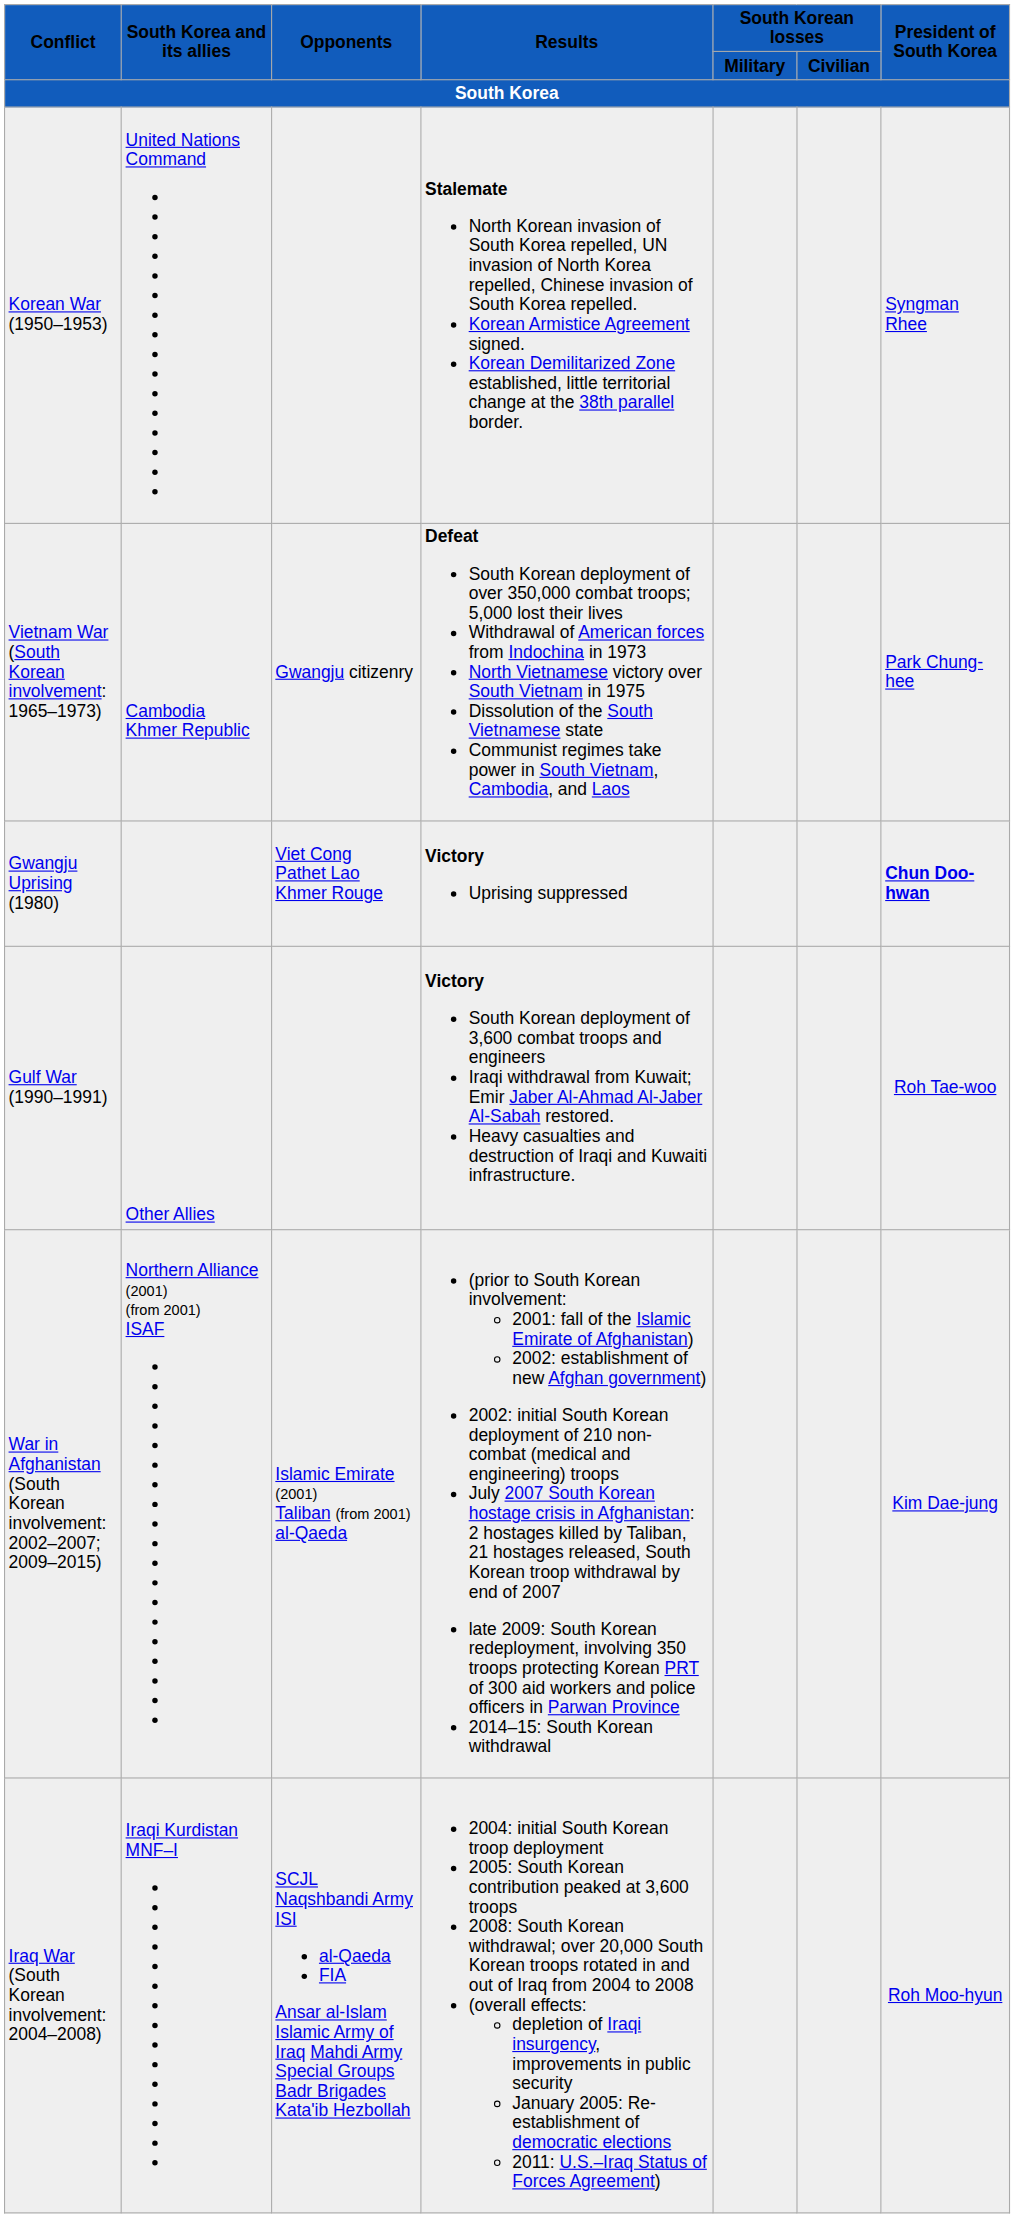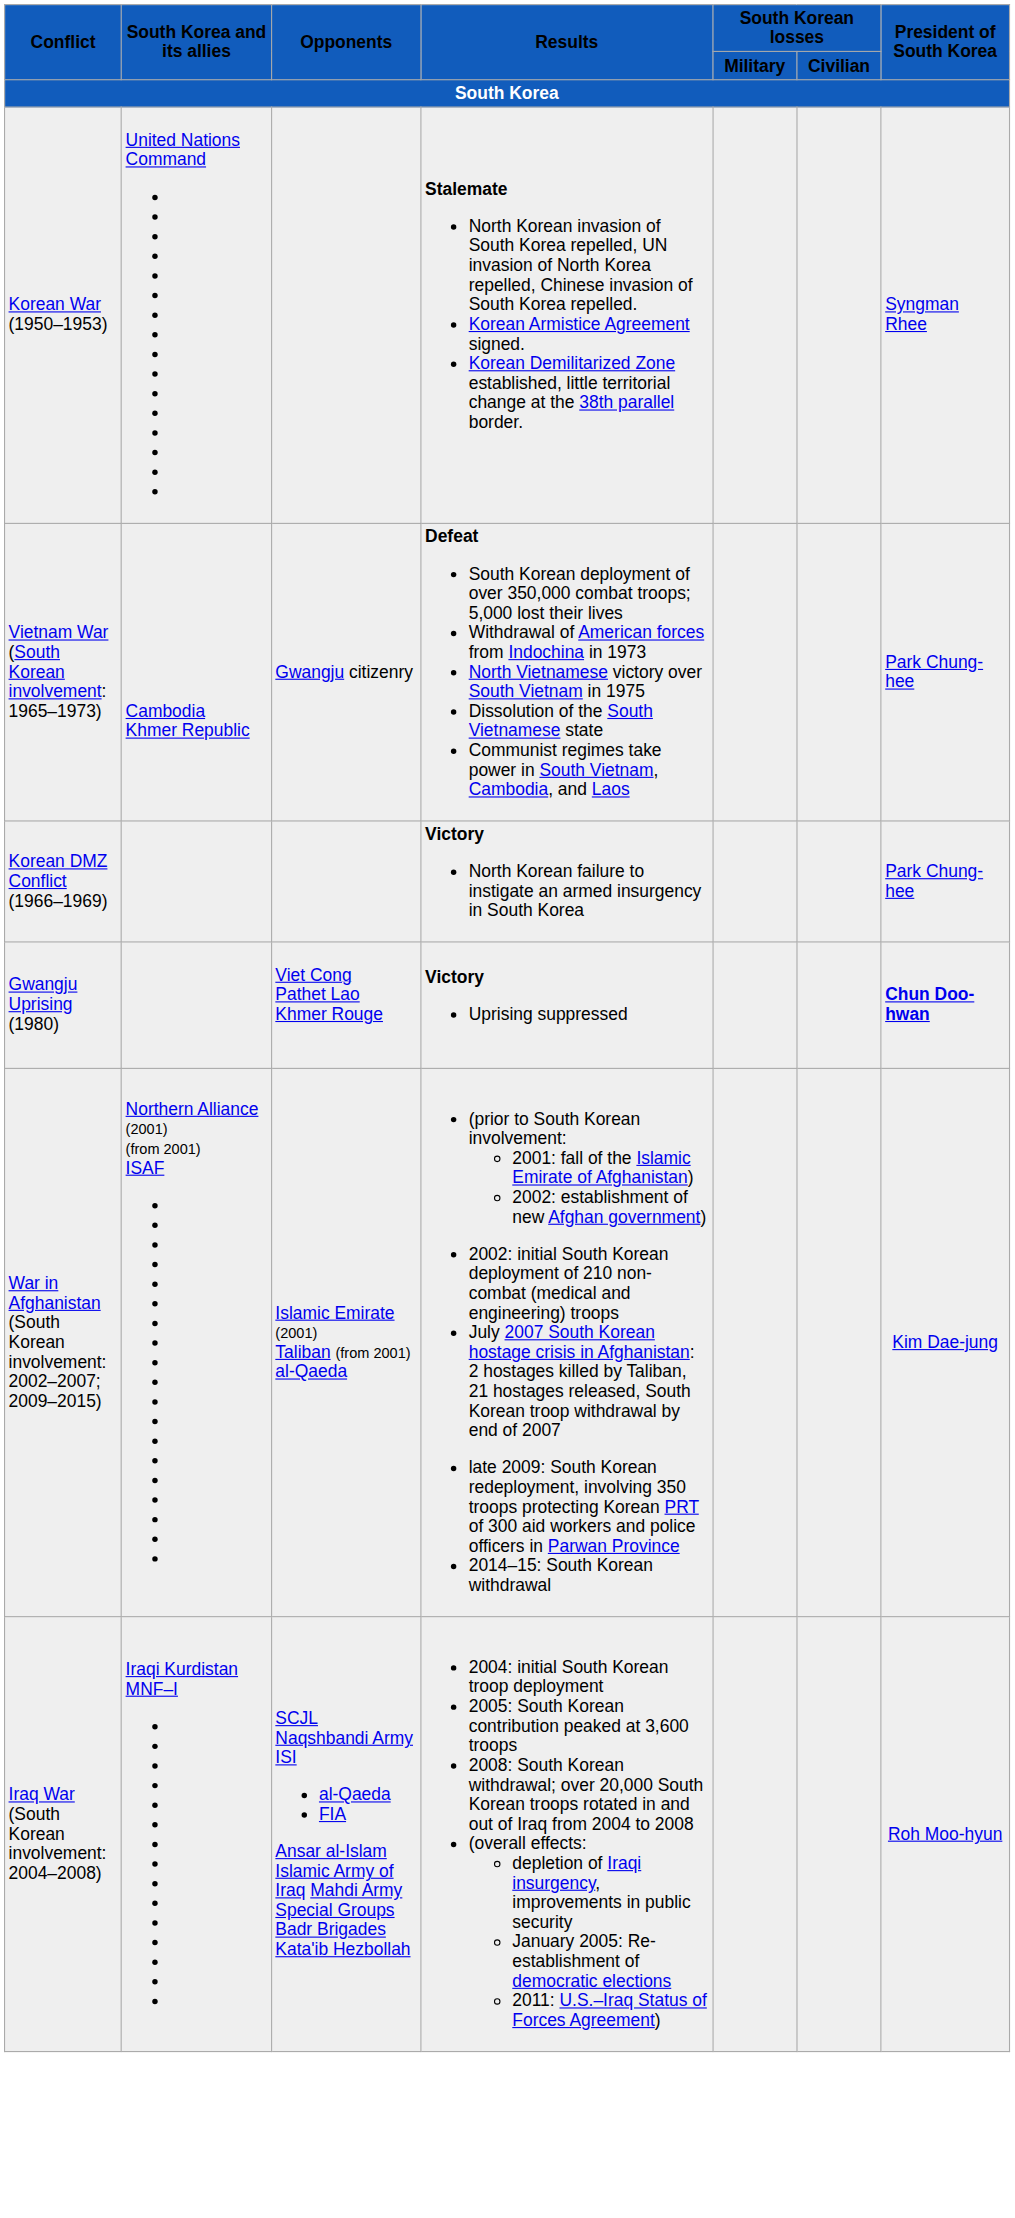+ row: (58, 881)
- row: (58, 1087)
